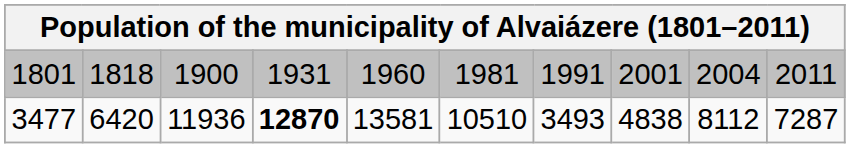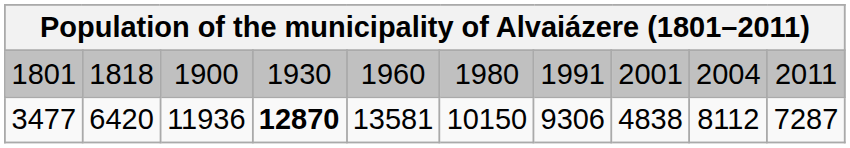(299, 73) 1931 -> (299, 73) 1930
(487, 73) 1981 -> (487, 73) 1980
(487, 119) 10510 -> (487, 119) 10150
(573, 119) 3493 -> (573, 119) 9306
